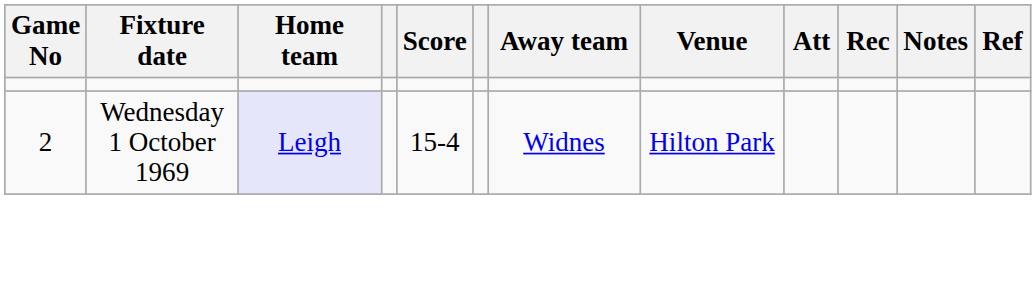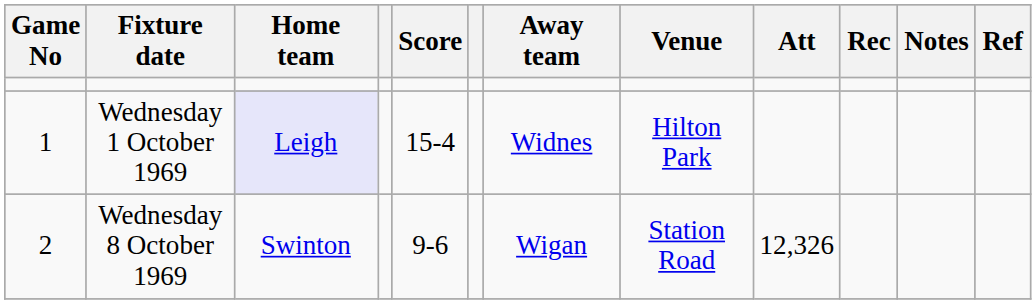(46, 142) 2 -> (46, 142) 1
+ row: (160, 245)
